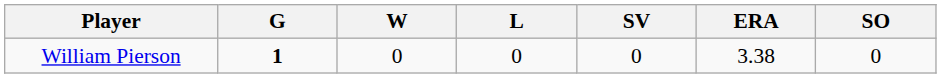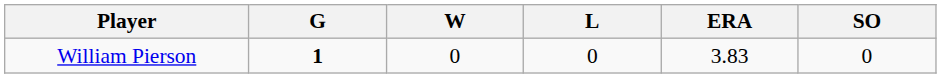- column: (636, 21)
(756, 55) 3.38 -> (730, 55) 3.83
